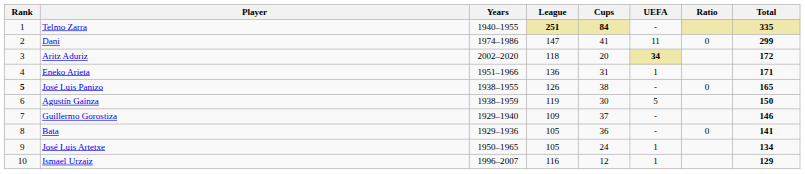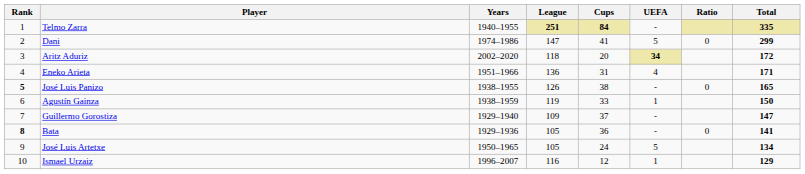(655, 42) 11 -> (655, 42) 5
(655, 72) 1 -> (655, 72) 4
(604, 102) 30 -> (604, 102) 33
(655, 102) 5 -> (655, 102) 1
(766, 117) 146 -> (766, 117) 147
(22, 132) normal -> (22, 132) bold
(655, 147) 1 -> (655, 147) 5
